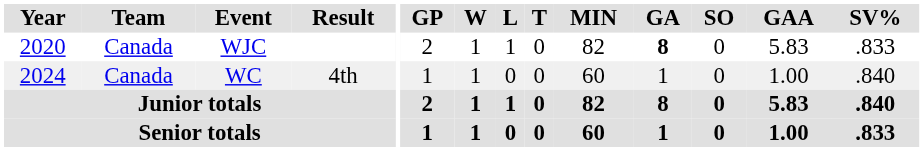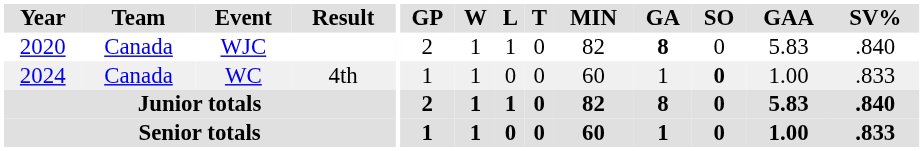(875, 46) .833 -> (875, 46) .840
(719, 75) normal -> (719, 75) bold
(875, 75) .840 -> (875, 75) .833
